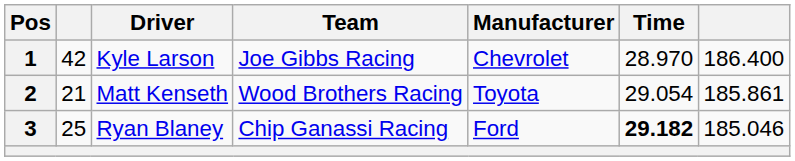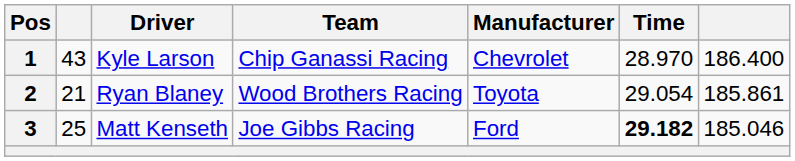(74, 58) 42 -> (74, 58) 43
(327, 58) Joe Gibbs Racing -> (343, 58) Chip Ganassi Racing
(162, 93) Matt Kenseth -> (160, 93) Ryan Blaney
(160, 129) Ryan Blaney -> (162, 129) Matt Kenseth
(343, 129) Chip Ganassi Racing -> (327, 129) Joe Gibbs Racing
